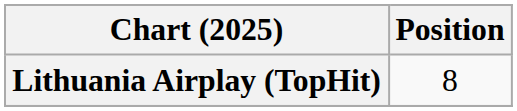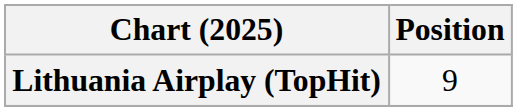(450, 79) 8 -> (450, 79) 9
